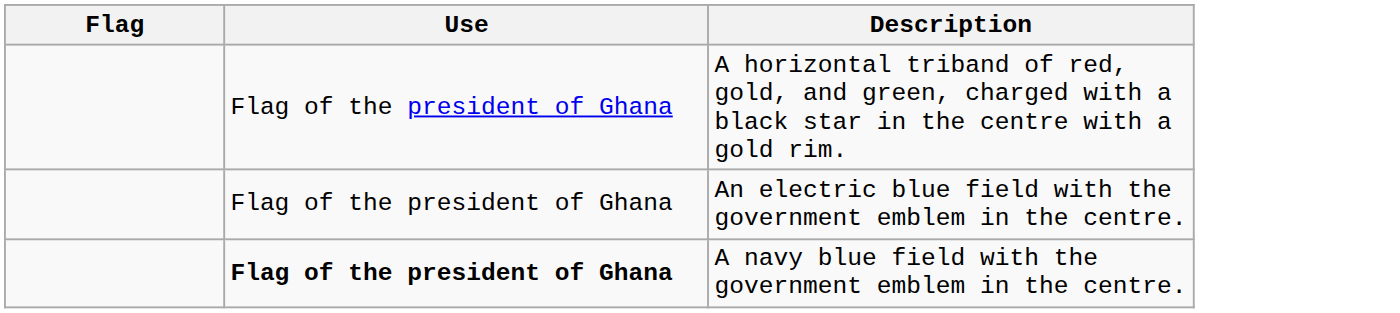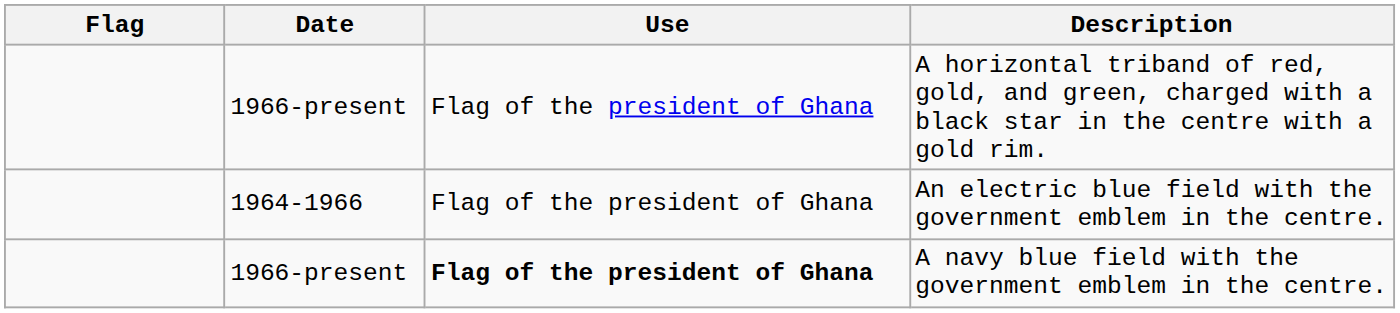+ column: (325, 25)
